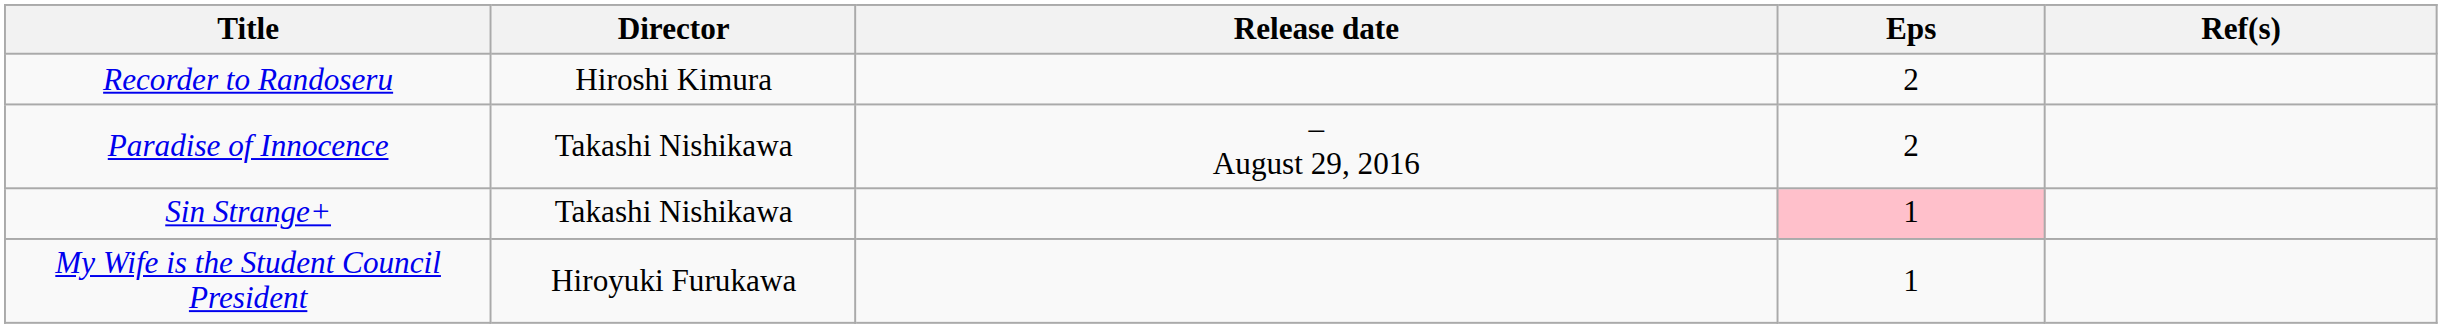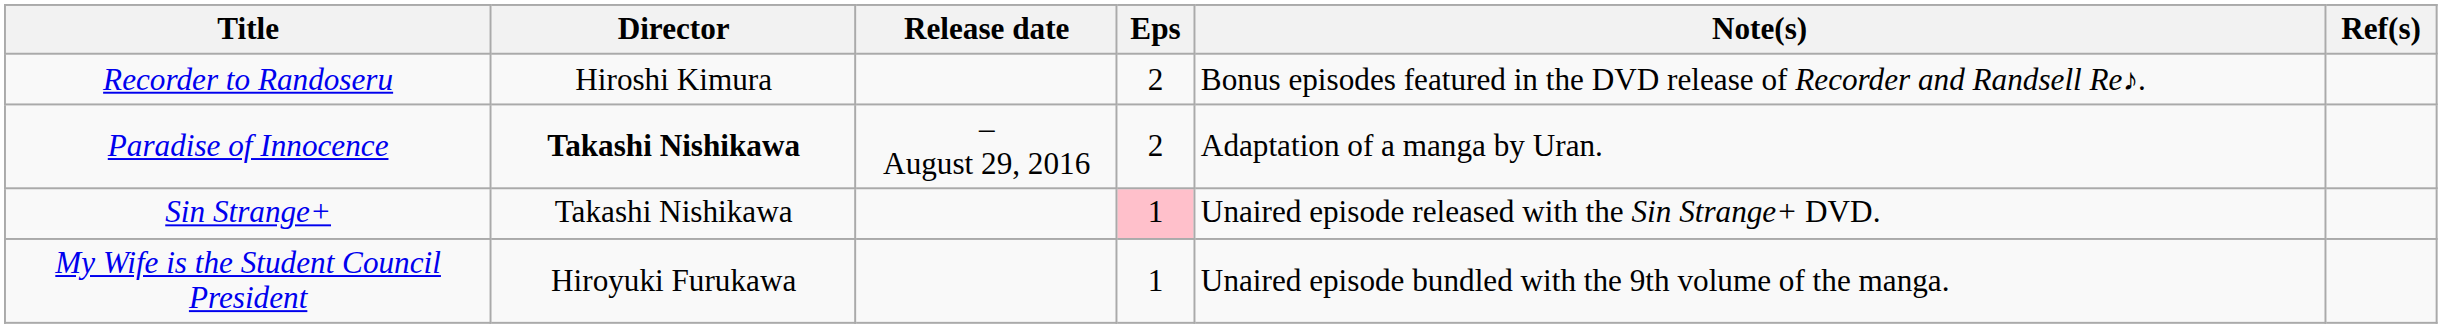+ column: (1760, 29)
(674, 145) normal -> (674, 145) bold
